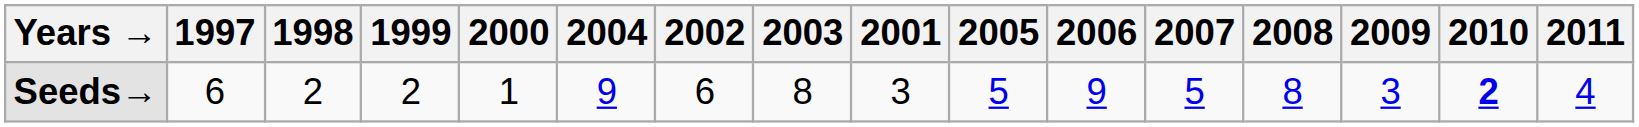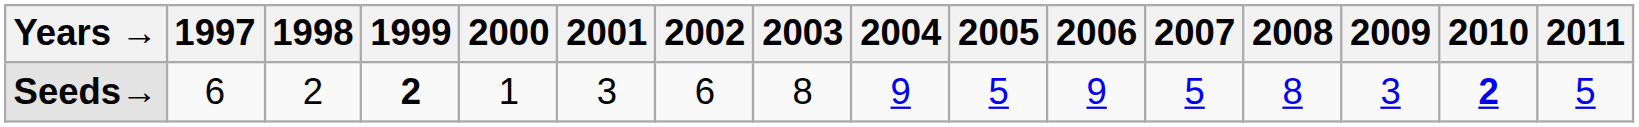columns swapped: (901, 33) <-> (607, 33)
(411, 91) normal -> (411, 91) bold
(1586, 91) 4 -> (1586, 91) 5
